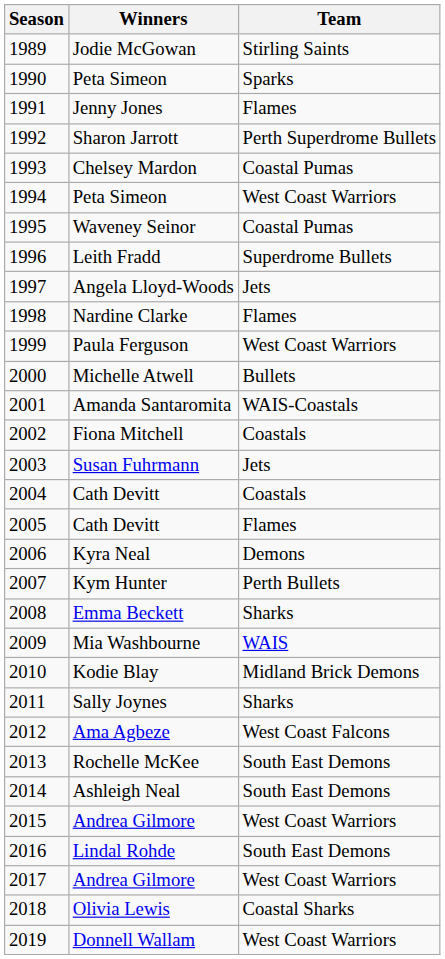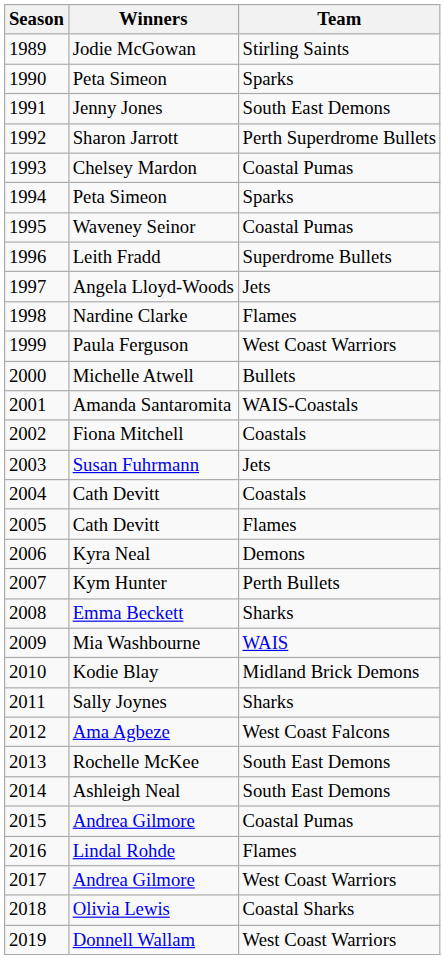(270, 108) Flames -> (316, 108) South East Demons
(319, 197) West Coast Warriors -> (268, 197) Sparks
(319, 820) West Coast Warriors -> (298, 820) Coastal Pumas
(316, 850) South East Demons -> (270, 850) Flames
